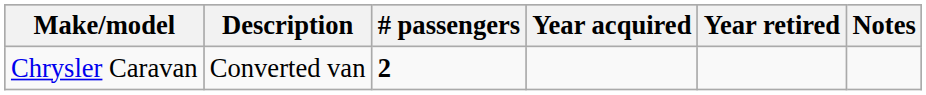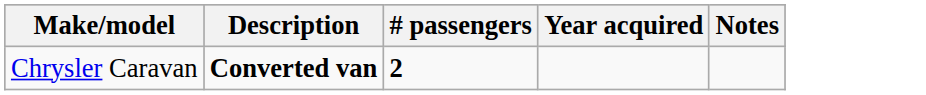- column: (772, 25)
(288, 67) normal -> (294, 67) bold
